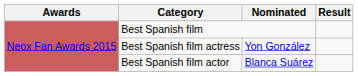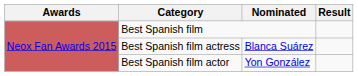(277, 46) Yon González -> (279, 46) Blanca Suárez
(279, 63) Blanca Suárez -> (277, 63) Yon González
